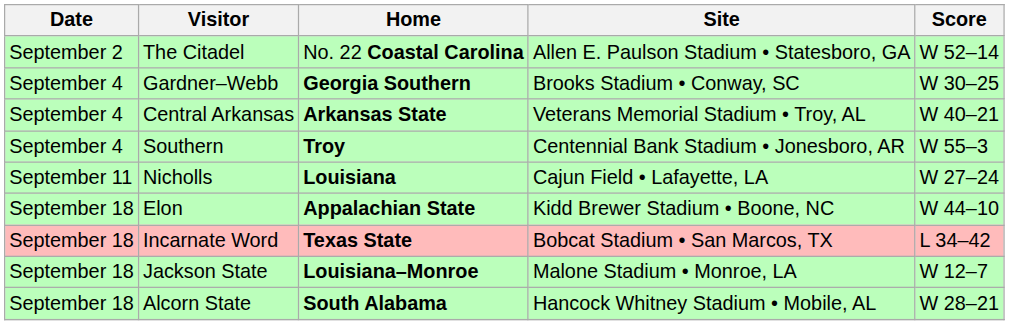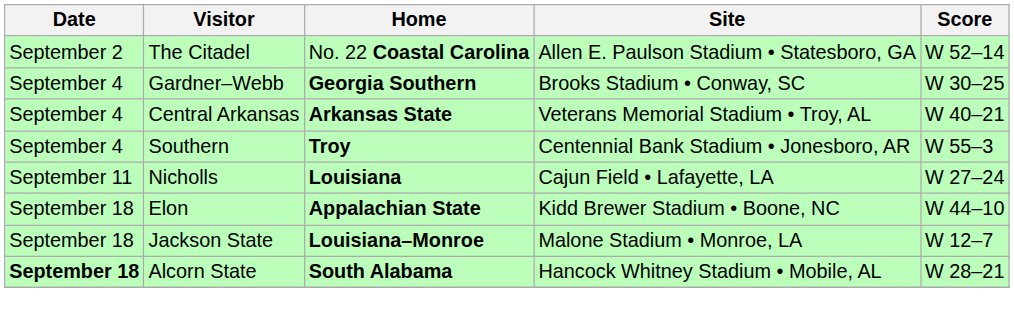- row: (211, 240)
(72, 303) normal -> (74, 271) bold
